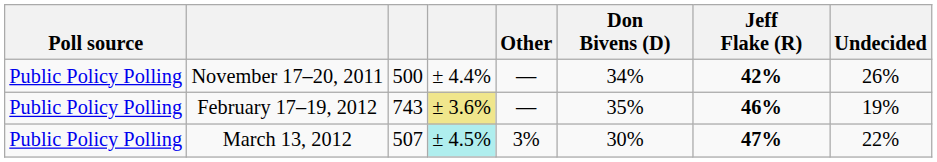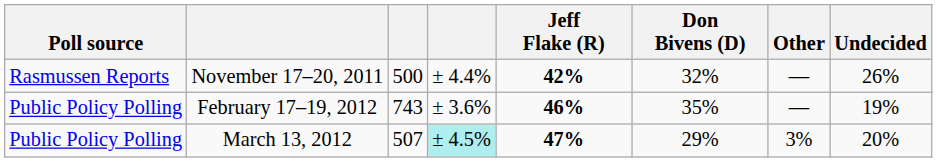columns swapped: (761, 32) <-> (526, 43)
(96, 75) Public Policy Polling -> (89, 75) Rasmussen Reports
(625, 75) 34% -> (700, 75) 32%
(462, 107) khaki background -> (462, 107) no background
(625, 140) 30% -> (700, 140) 29%
(881, 140) 22% -> (881, 140) 20%
